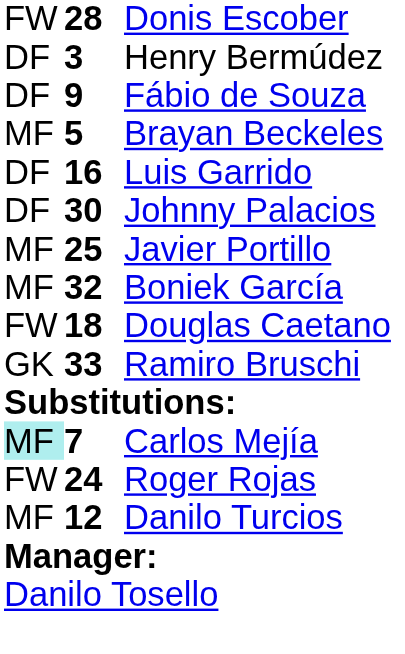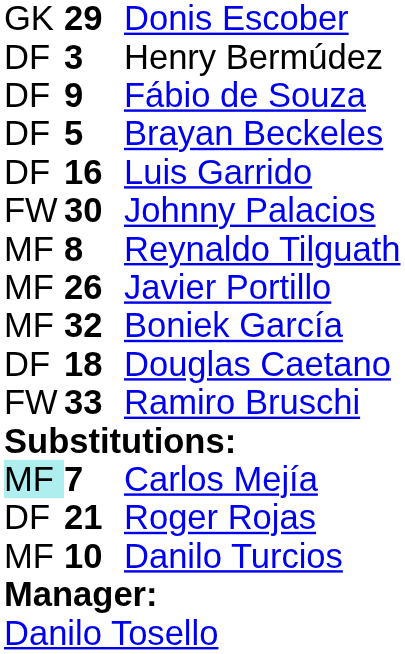(31, 18) FW -> (29, 18) GK
(83, 18) 28 -> (83, 18) 29
(29, 133) MF -> (27, 133) DF
(27, 210) DF -> (31, 210) FW
+ row: (262, 249)
(83, 249) 25 -> (83, 287) 26
(31, 325) FW -> (27, 364) DF
(29, 364) GK -> (31, 402) FW
(31, 479) FW -> (27, 517) DF
(83, 479) 24 -> (83, 517) 21
(83, 517) 12 -> (83, 556) 10
